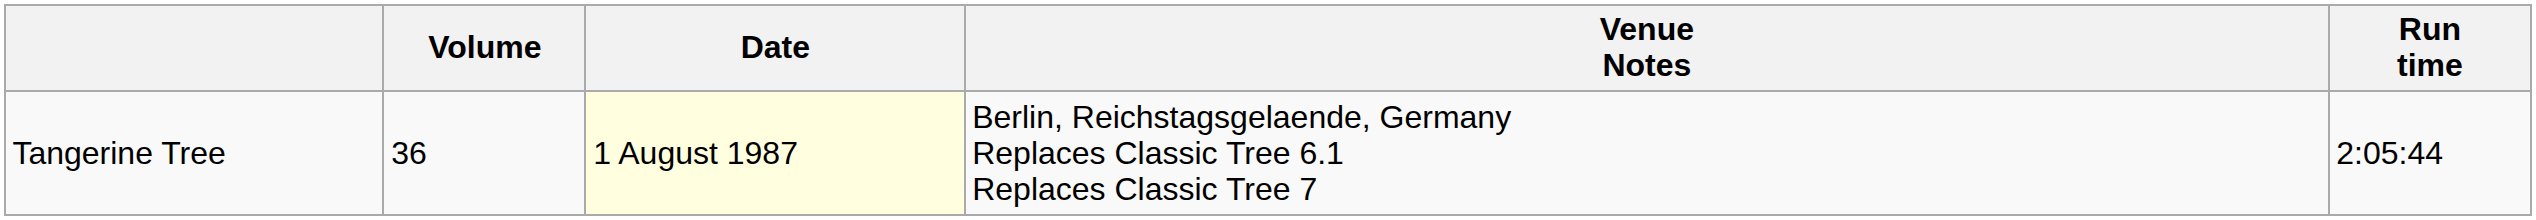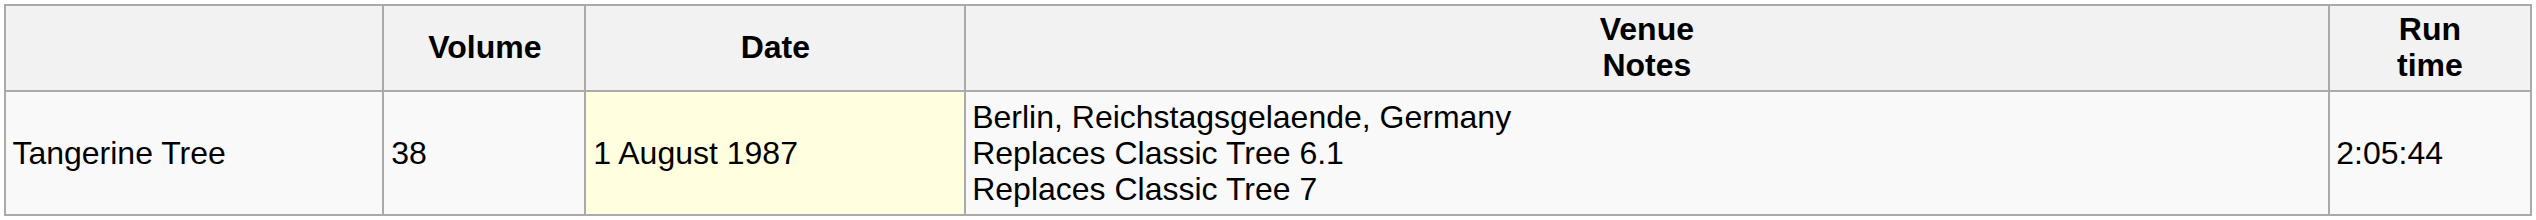(409, 152) 36 -> (409, 152) 38
